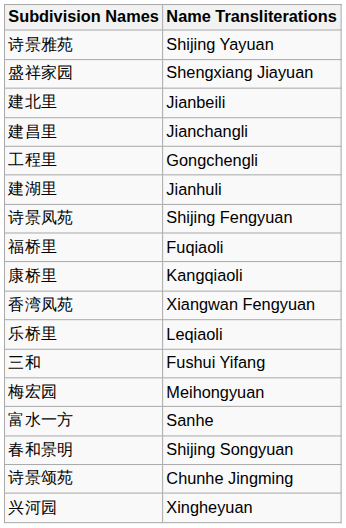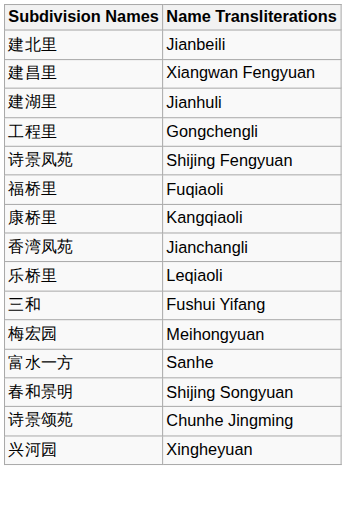- row: (41, 44)
- row: (41, 73)
(207, 131) Jianchangli -> (241, 73) Xiangwan Fengyuan
rows swapped: (33, 160) <-> (33, 189)
(241, 305) Xiangwan Fengyuan -> (207, 247) Jianchangli
